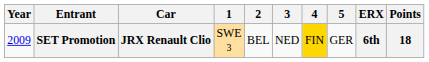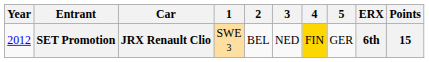(19, 40) 2009 -> (19, 40) 2012
(405, 40) 18 -> (405, 40) 15
